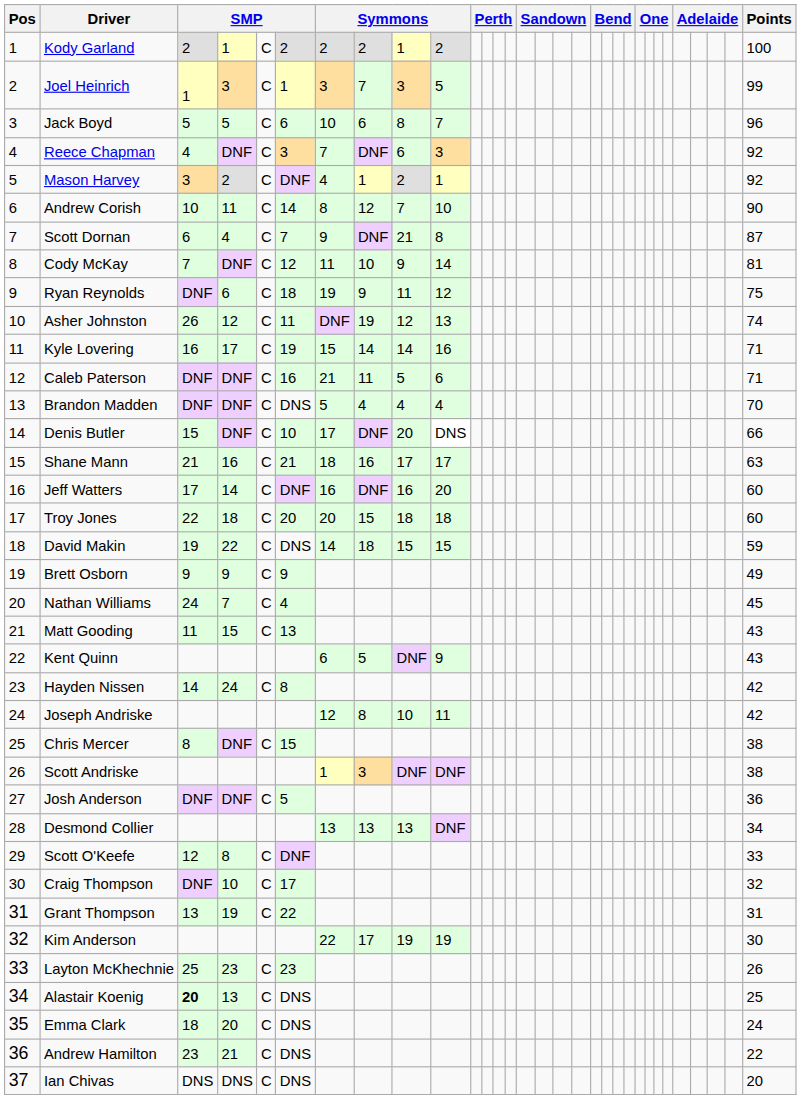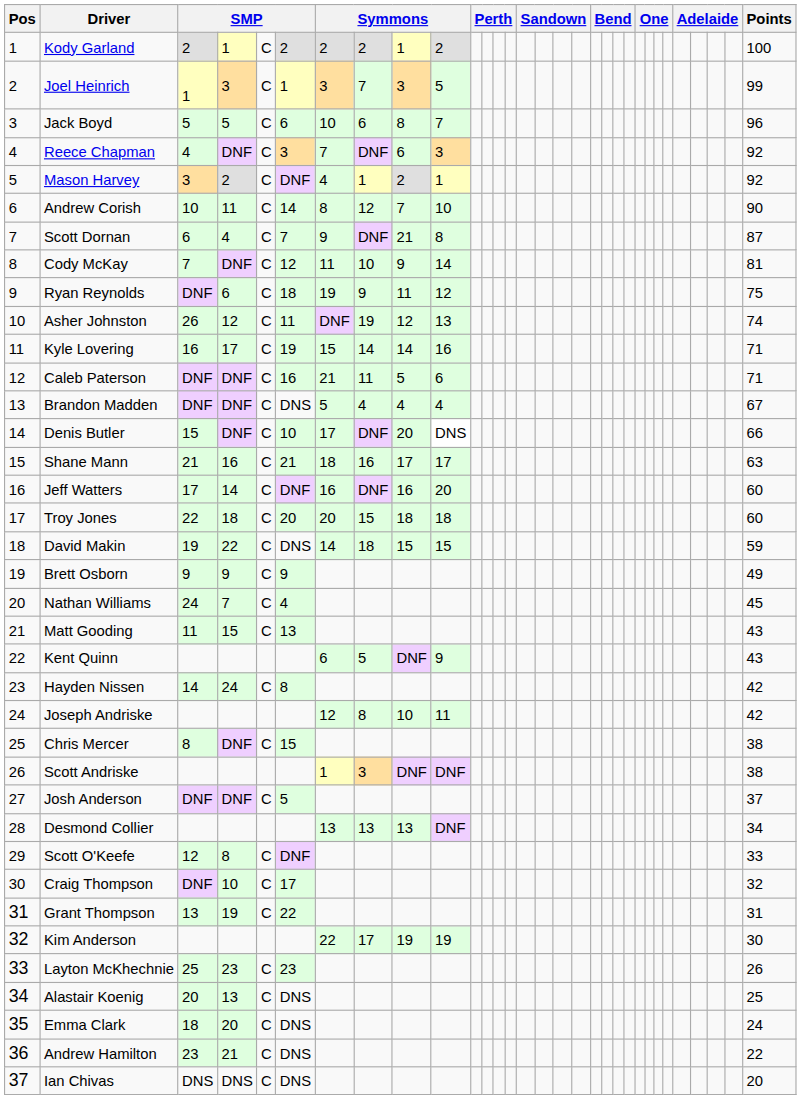(755, 405) 70 -> (755, 405) 67
(755, 800) 36 -> (755, 800) 37
(190, 996) bold -> (190, 997) normal
